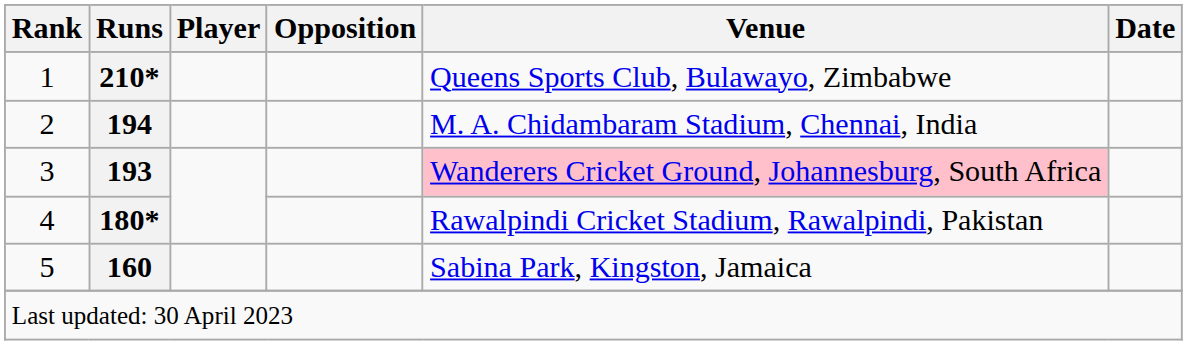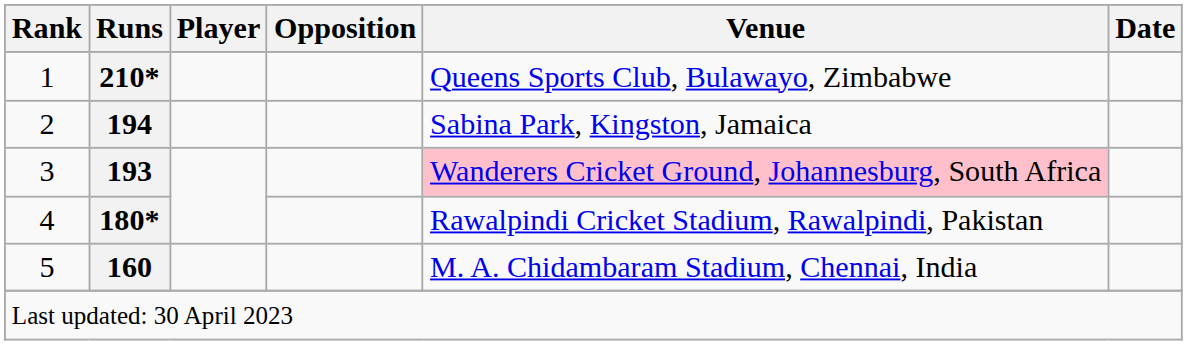(704, 123) M. A. Chidambaram Stadium, Chennai, India -> (621, 123) Sabina Park, Kingston, Jamaica
(621, 266) Sabina Park, Kingston, Jamaica -> (704, 266) M. A. Chidambaram Stadium, Chennai, India
